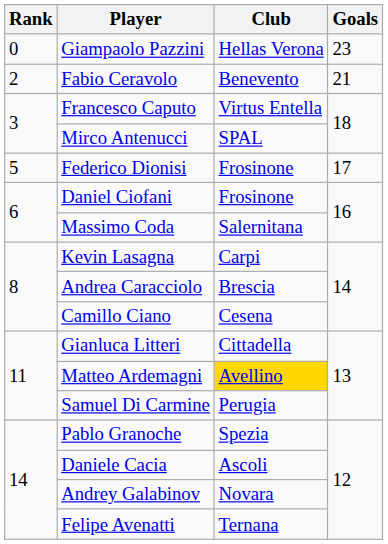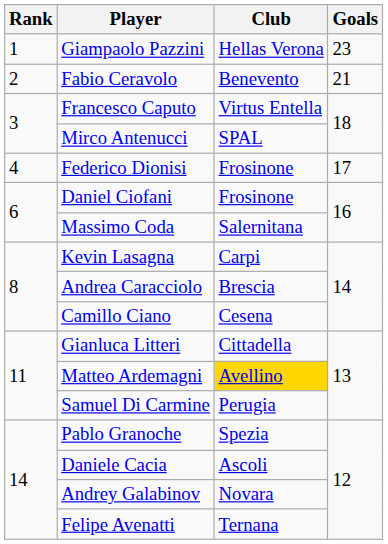(14, 49) 0 -> (14, 49) 1
(14, 167) 5 -> (14, 167) 4
